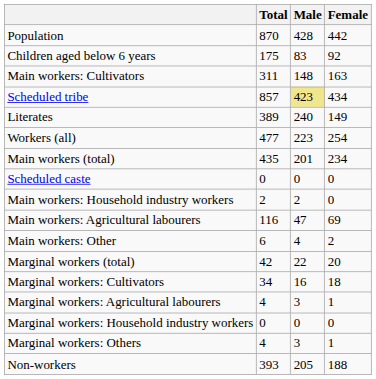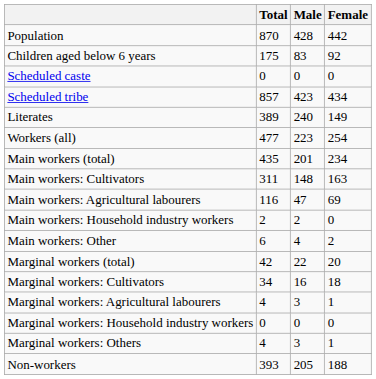rows swapped: (49, 179) <-> (76, 76)
(303, 96) khaki background -> (303, 96) no background
rows swapped: (104, 220) <-> (120, 199)
